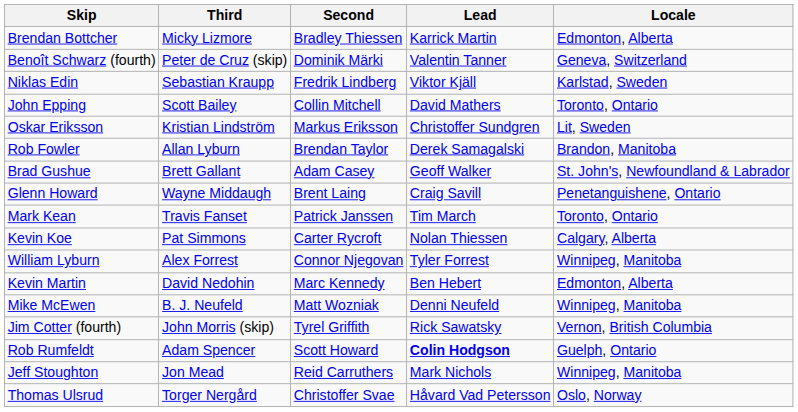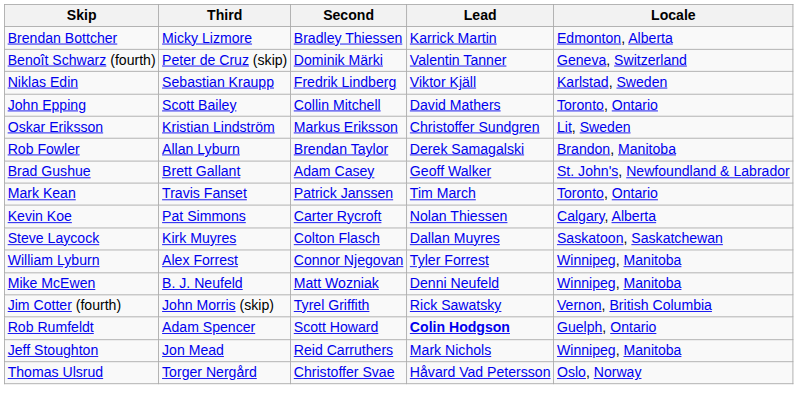- row: (53, 194)
+ row: (53, 238)
- row: (47, 283)
